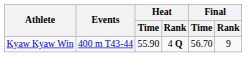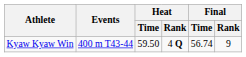(148, 44) 55.90 -> (148, 44) 59.50
(202, 44) 56.70 -> (202, 44) 56.74
